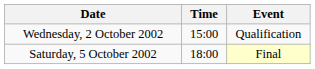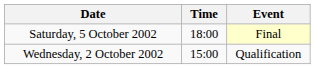rows swapped: (93, 34) <-> (93, 53)
